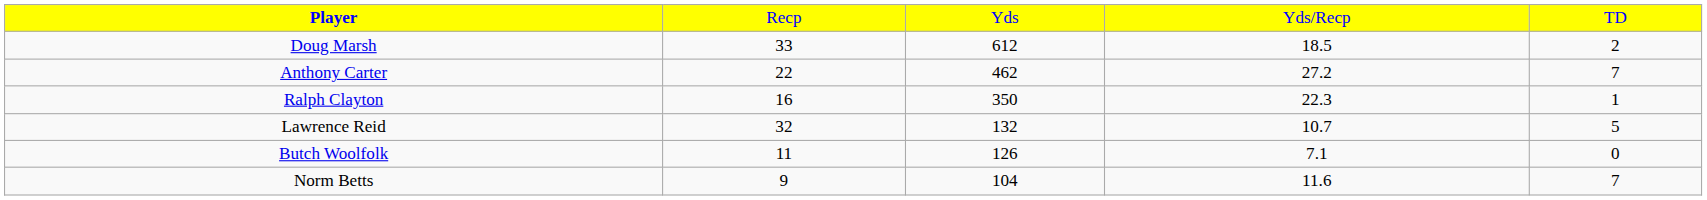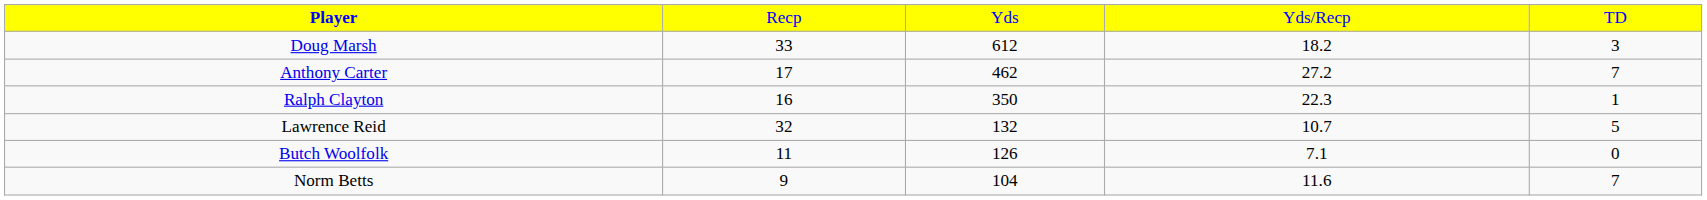(1317, 45) 18.5 -> (1317, 45) 18.2
(1615, 45) 2 -> (1615, 45) 3
(784, 72) 22 -> (784, 72) 17
